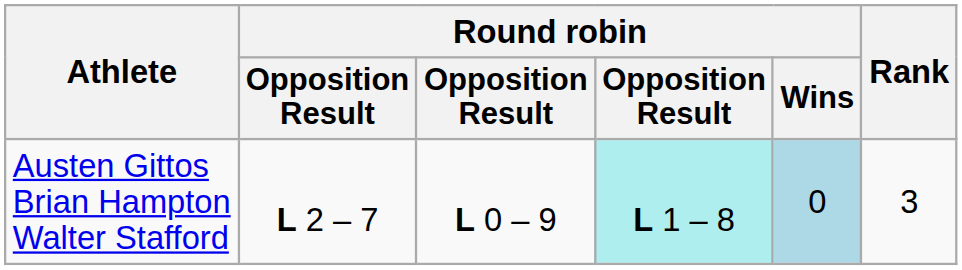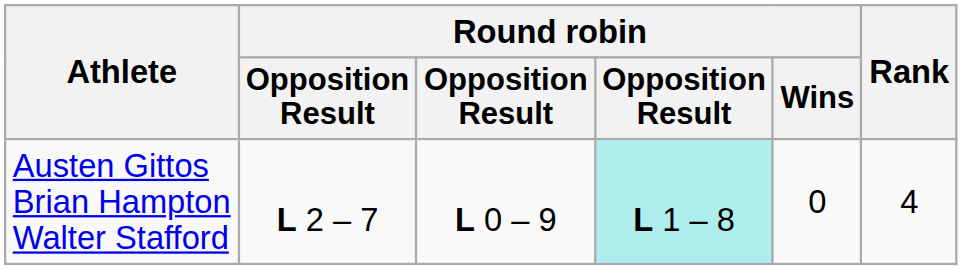(817, 202) lightblue background -> (817, 202) no background
(909, 202) 3 -> (909, 202) 4
